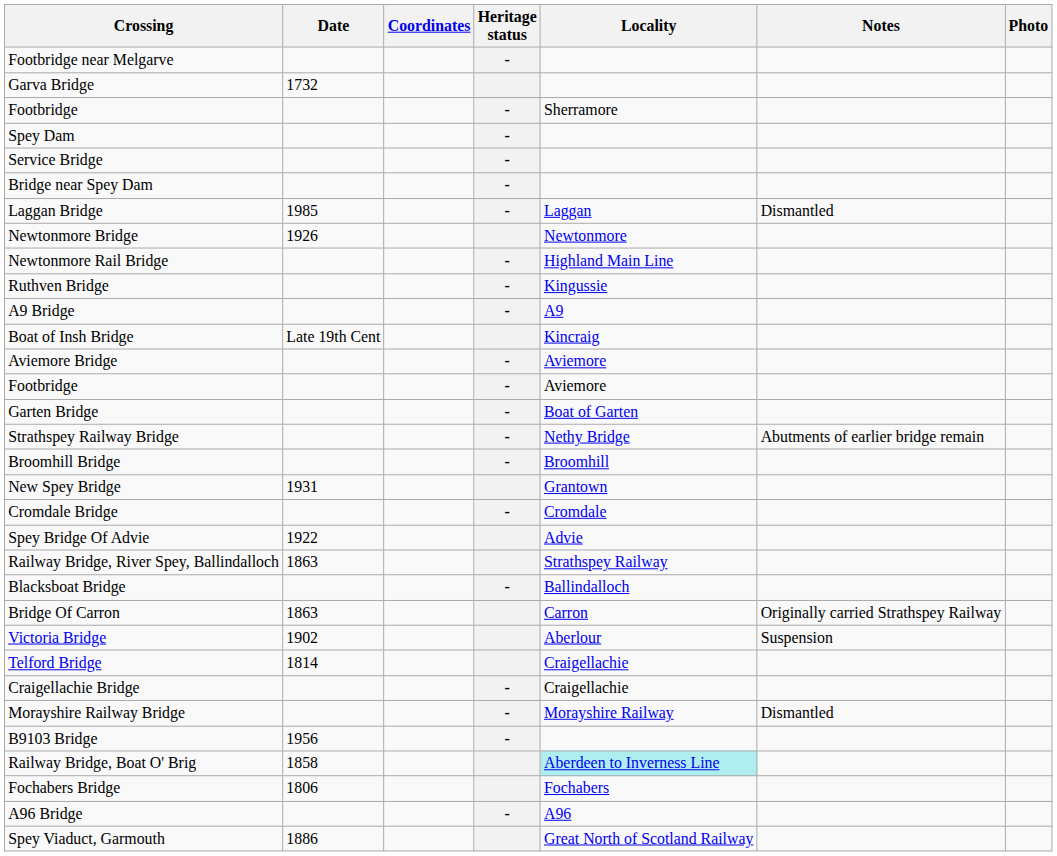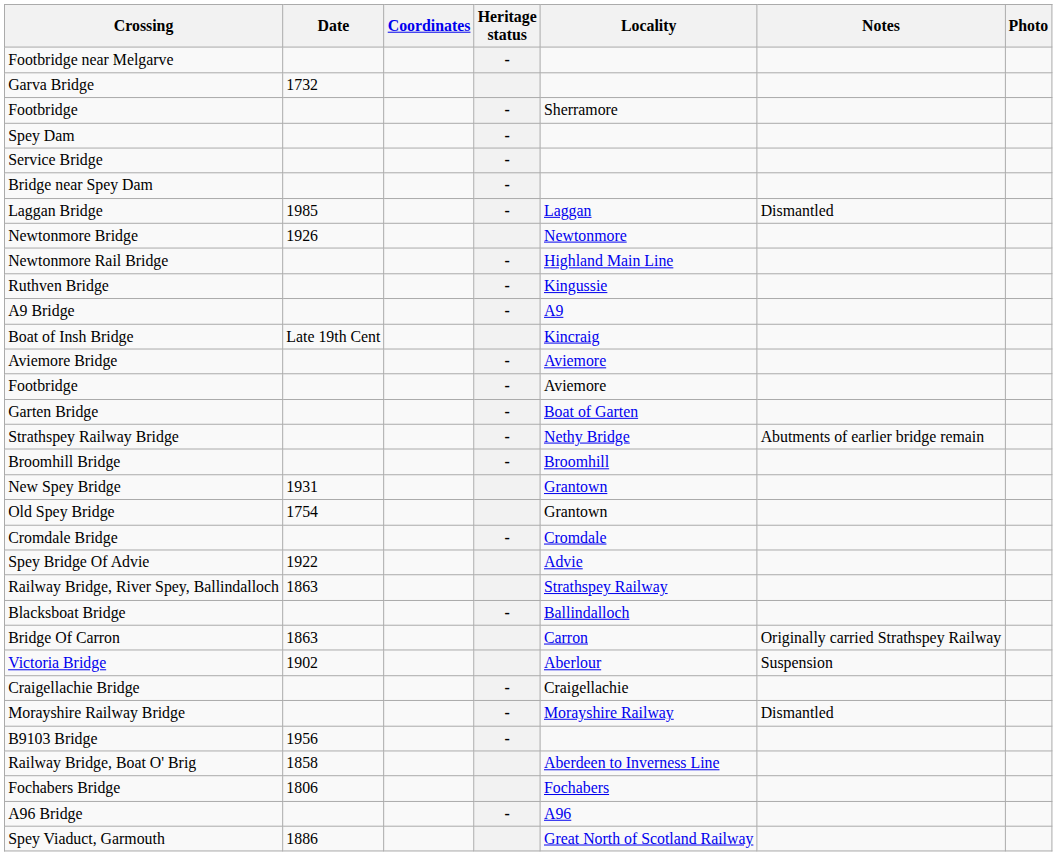+ row: (61, 512)
- row: (55, 662)
(632, 763) paleturquoise background -> (632, 763) no background
